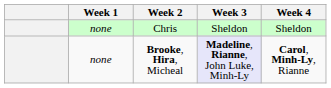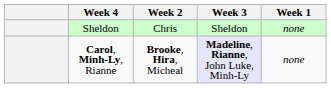columns swapped: (101, 12) <-> (294, 12)
